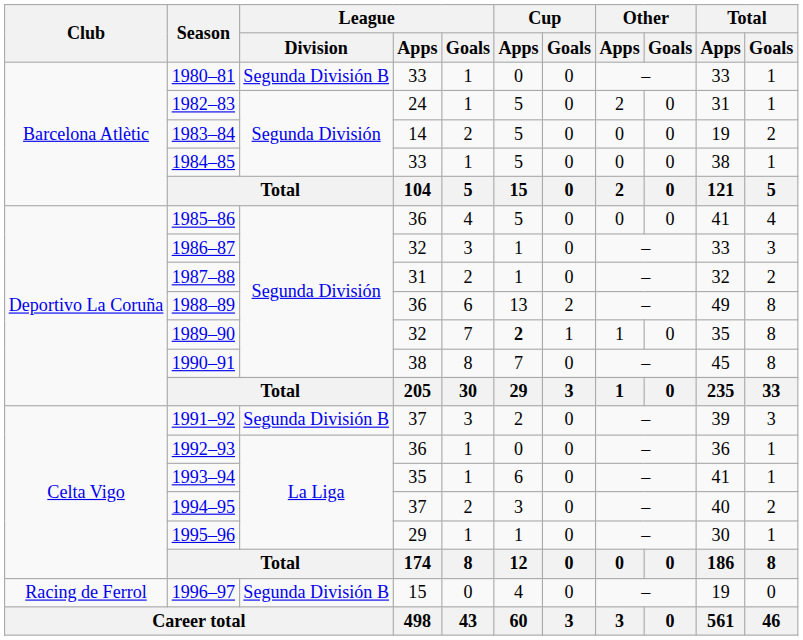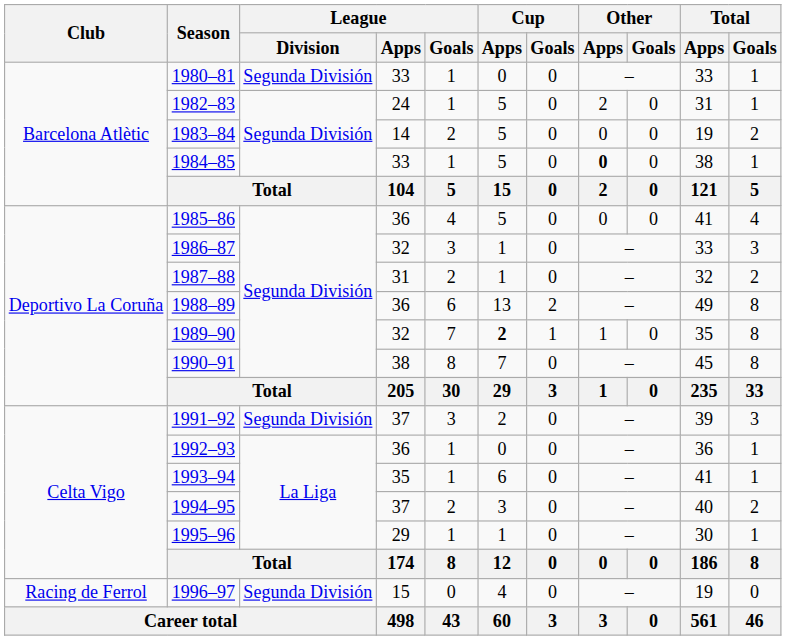(316, 76) Segunda División B -> (308, 76) Segunda División
(620, 162) normal -> (603, 162) bold
(316, 420) Segunda División B -> (308, 420) Segunda División
(316, 592) Segunda División B -> (308, 592) Segunda División
